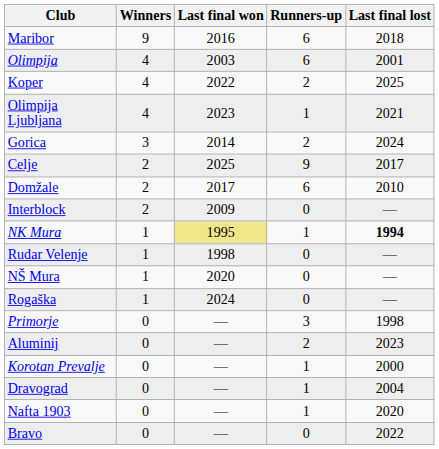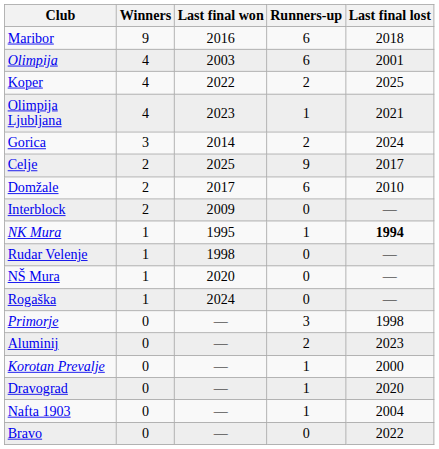(221, 232) khaki background -> (221, 232) no background
(390, 388) 2004 -> (390, 388) 2020
(390, 411) 2020 -> (390, 411) 2004
